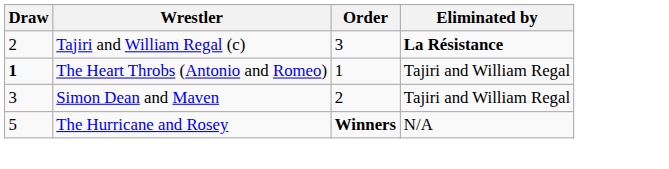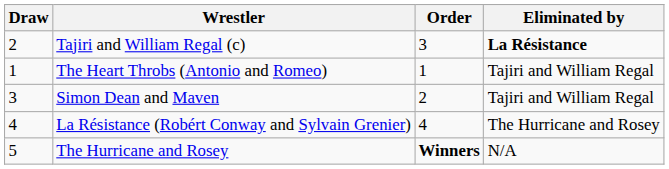(13, 71) bold -> (13, 71) normal
+ row: (234, 124)
